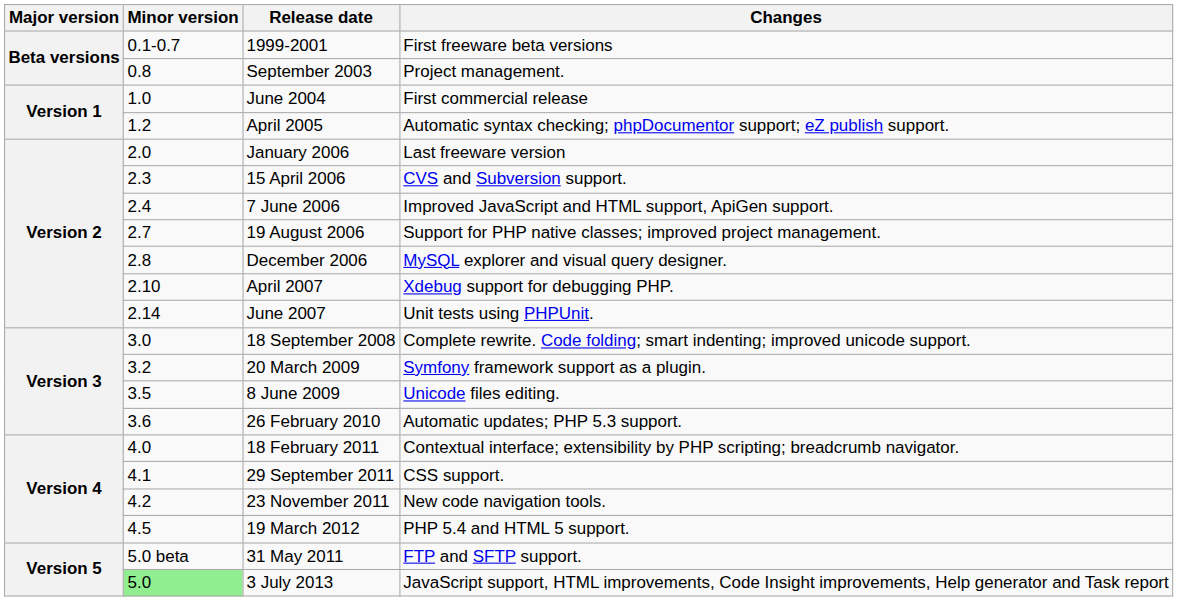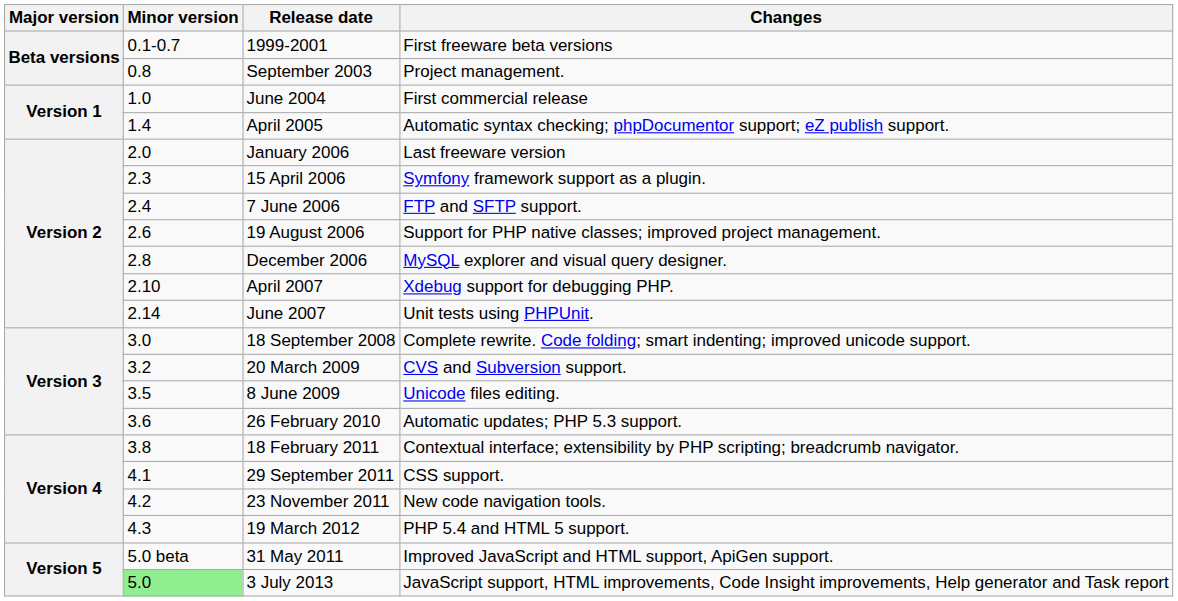(139, 125) 1.2 -> (139, 125) 1.4
(515, 179) CVS and Subversion support. -> (555, 179) Symfony framework support as a plugin.
(618, 206) Improved JavaScript and HTML support, ApiGen support. -> (493, 206) FTP and SFTP support.
(139, 233) 2.7 -> (139, 233) 2.6
(555, 367) Symfony framework support as a plugin. -> (515, 367) CVS and Subversion support.
(139, 448) 4.0 -> (139, 448) 3.8
(139, 529) 4.5 -> (139, 529) 4.3
(493, 555) FTP and SFTP support. -> (618, 555) Improved JavaScript and HTML support, ApiGen support.
